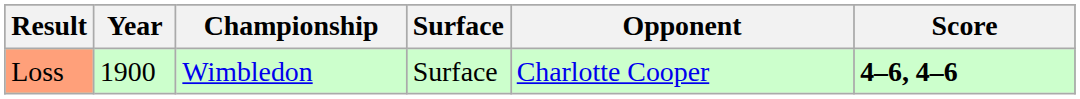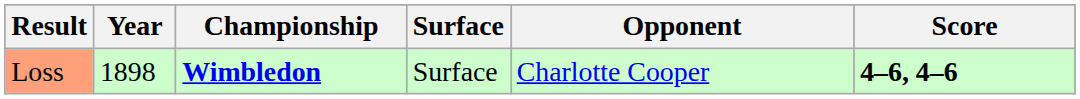(128, 70) 1900 -> (128, 70) 1898
(248, 70) normal -> (252, 70) bold
